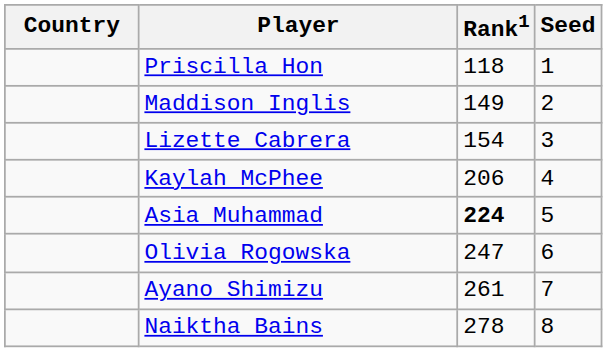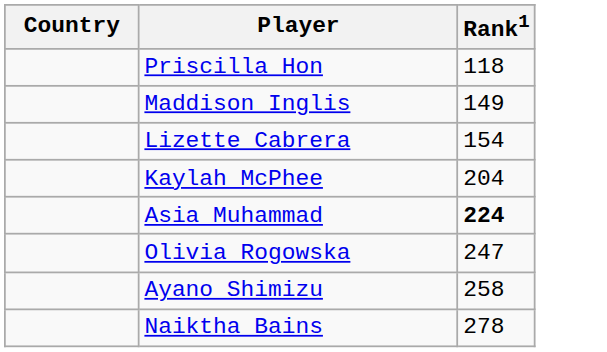- column: (568, 26)
(484, 179) 206 -> (484, 179) 204
(484, 290) 261 -> (484, 290) 258
